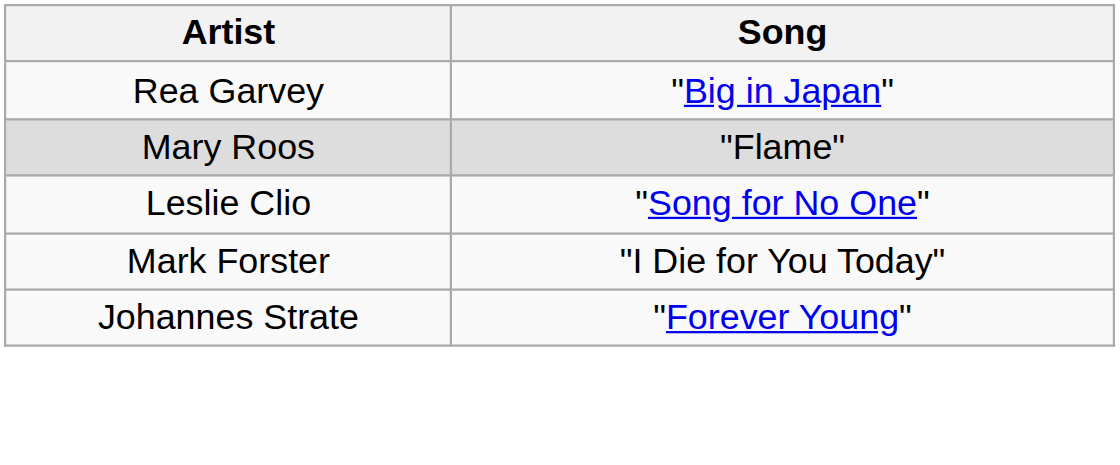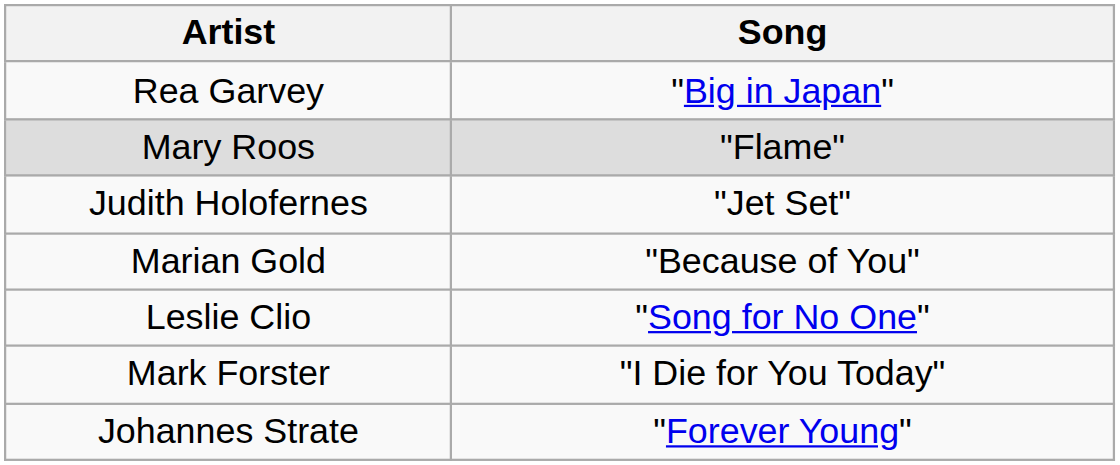+ row: (228, 203)
+ row: (228, 260)
